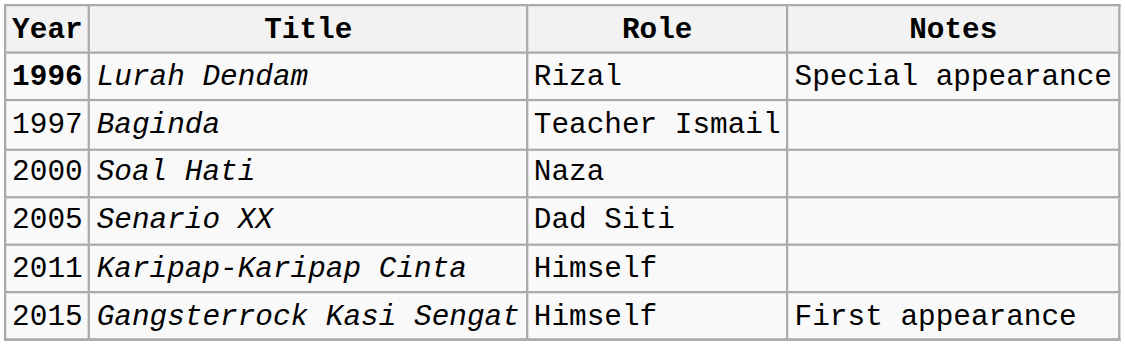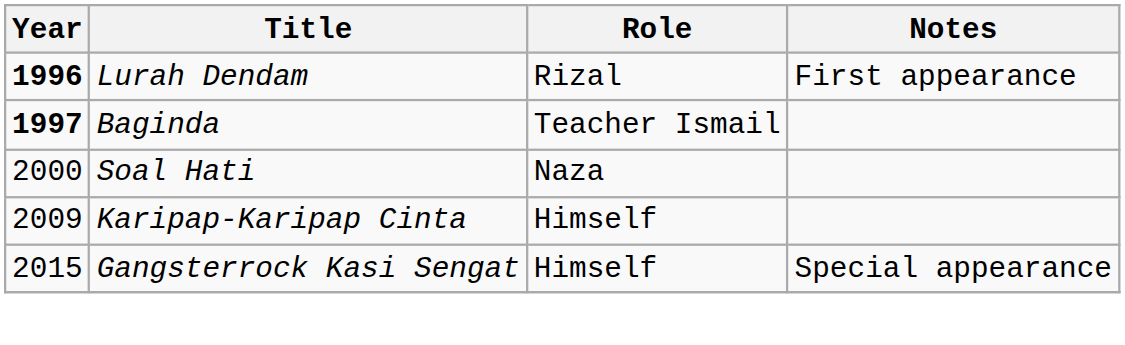(953, 77) Special appearance -> (936, 77) First appearance
(47, 125) normal -> (47, 125) bold
- row: (185, 221)
(47, 268) 2011 -> (47, 221) 2009
(936, 316) First appearance -> (953, 268) Special appearance
